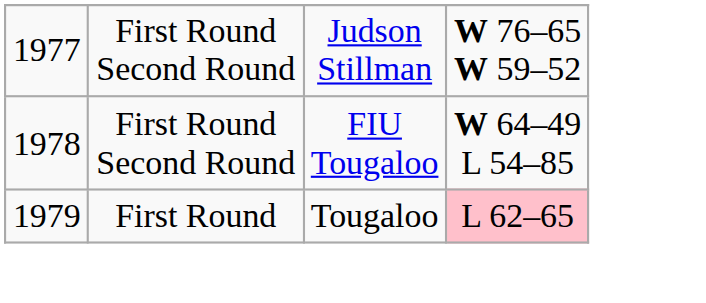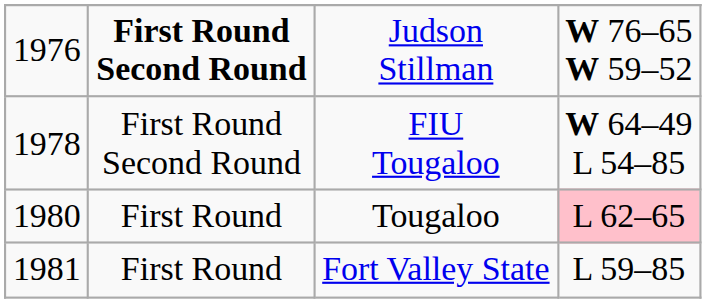(47, 50) 1977 -> (47, 50) 1976
(196, 50) normal -> (201, 50) bold
(47, 215) 1979 -> (47, 215) 1980
+ row: (436, 269)
